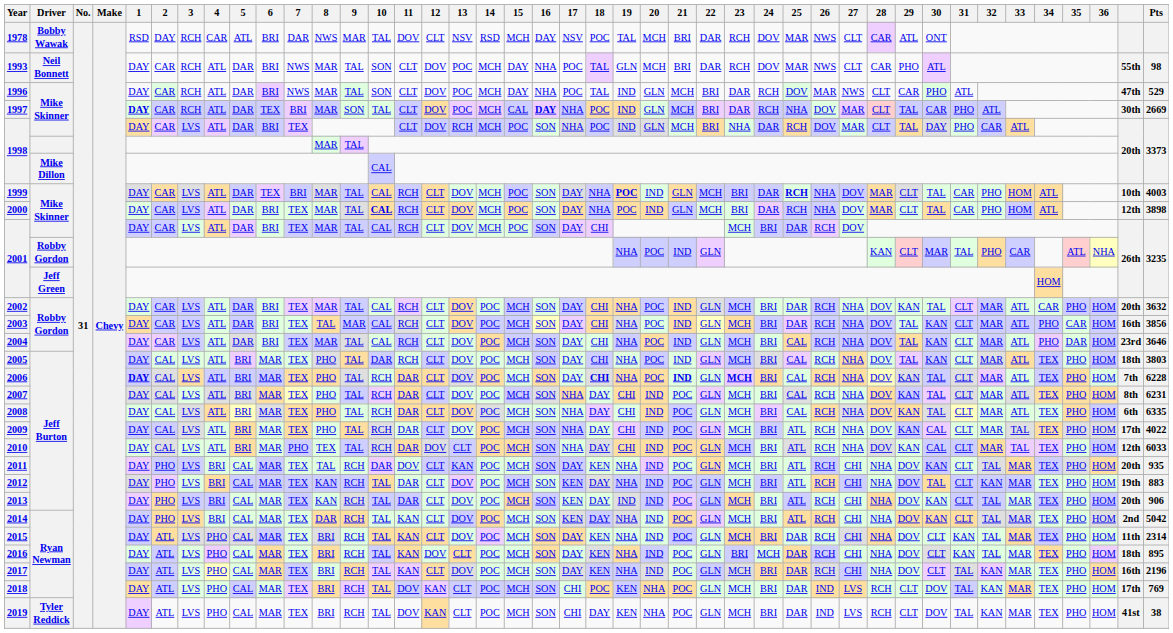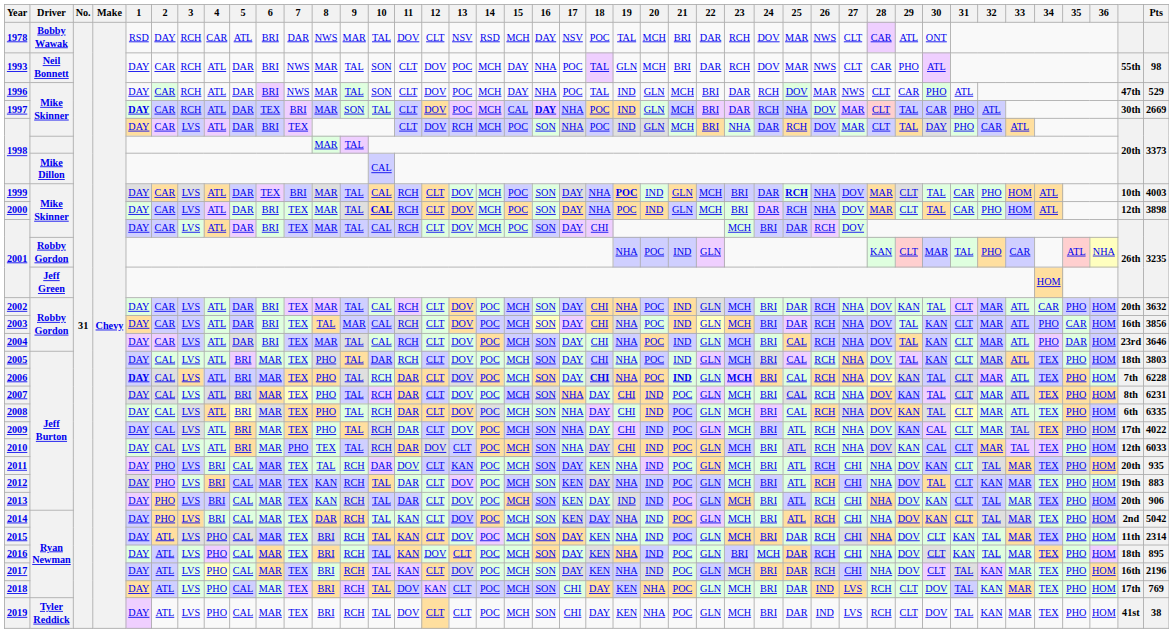(600, 589) POC -> (600, 589) DAY
(435, 613) KAN -> (435, 613) CLT
